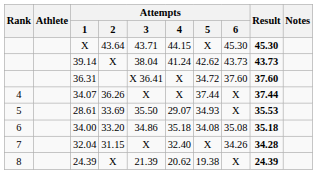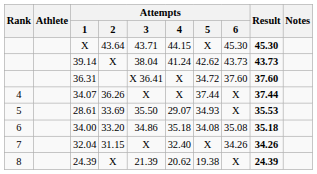(266, 144) 34.28 -> (266, 144) 34.26
